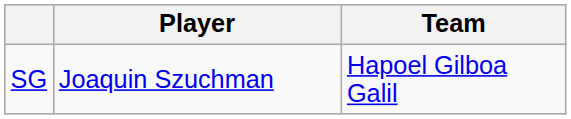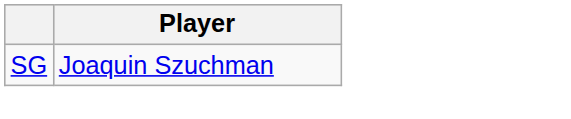- column: (454, 24)
